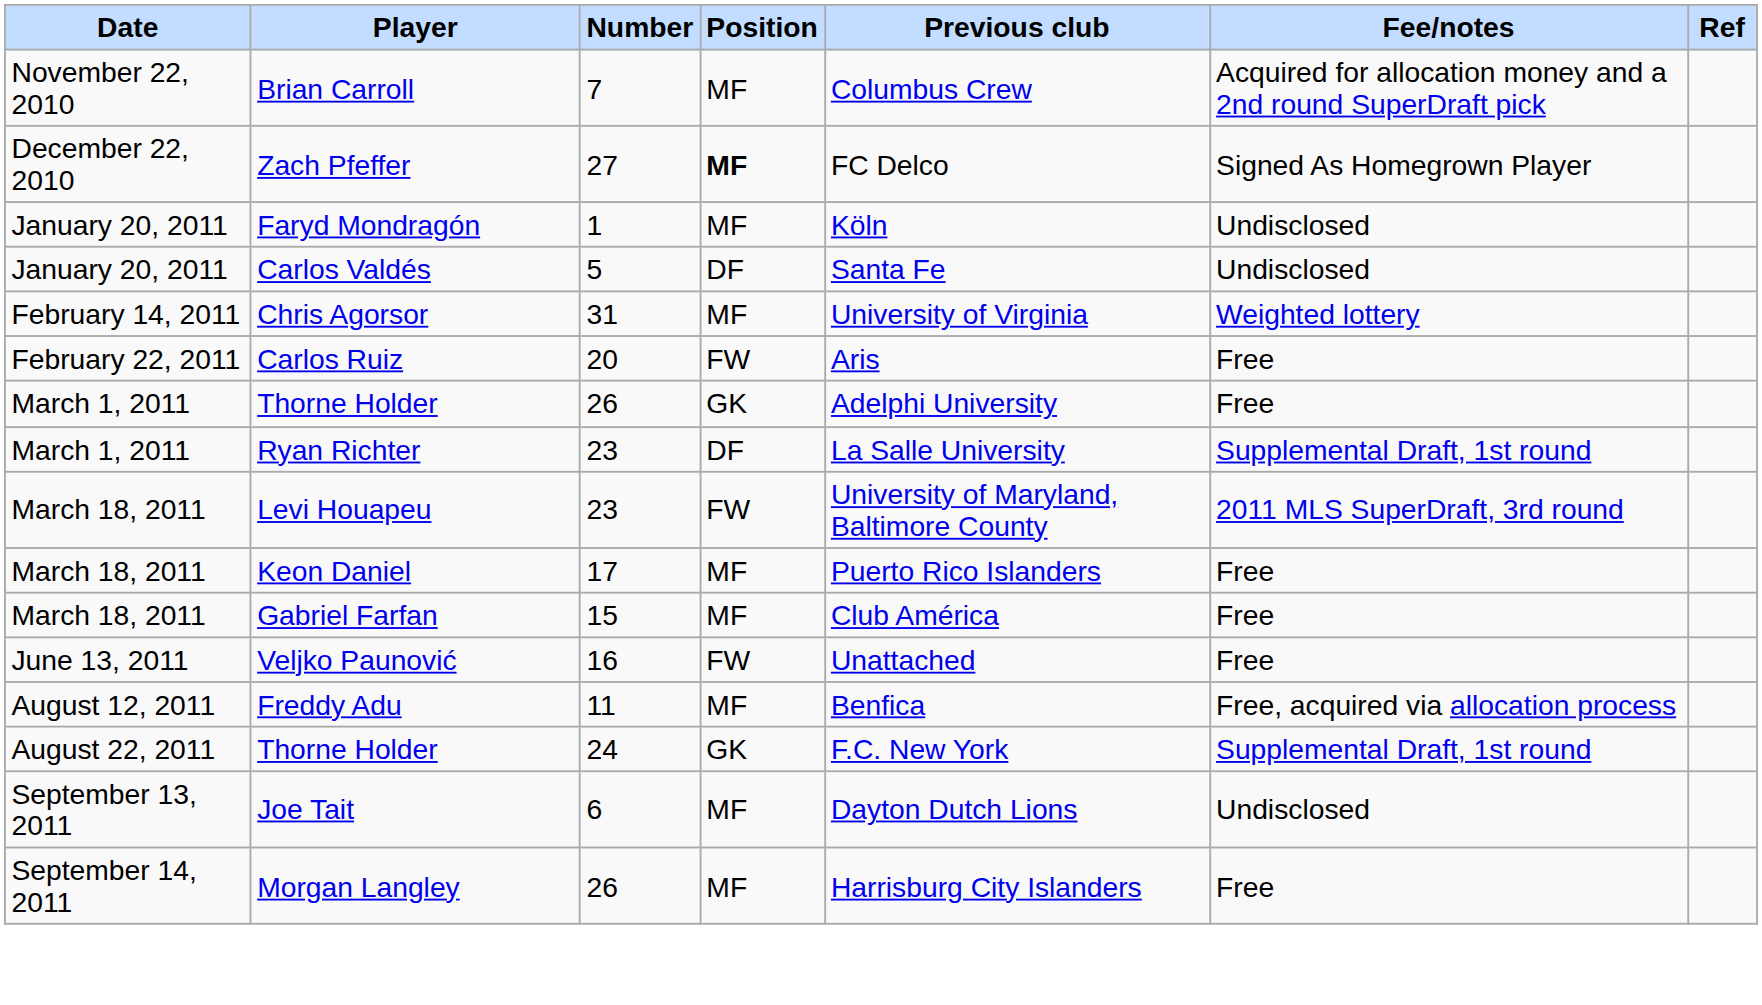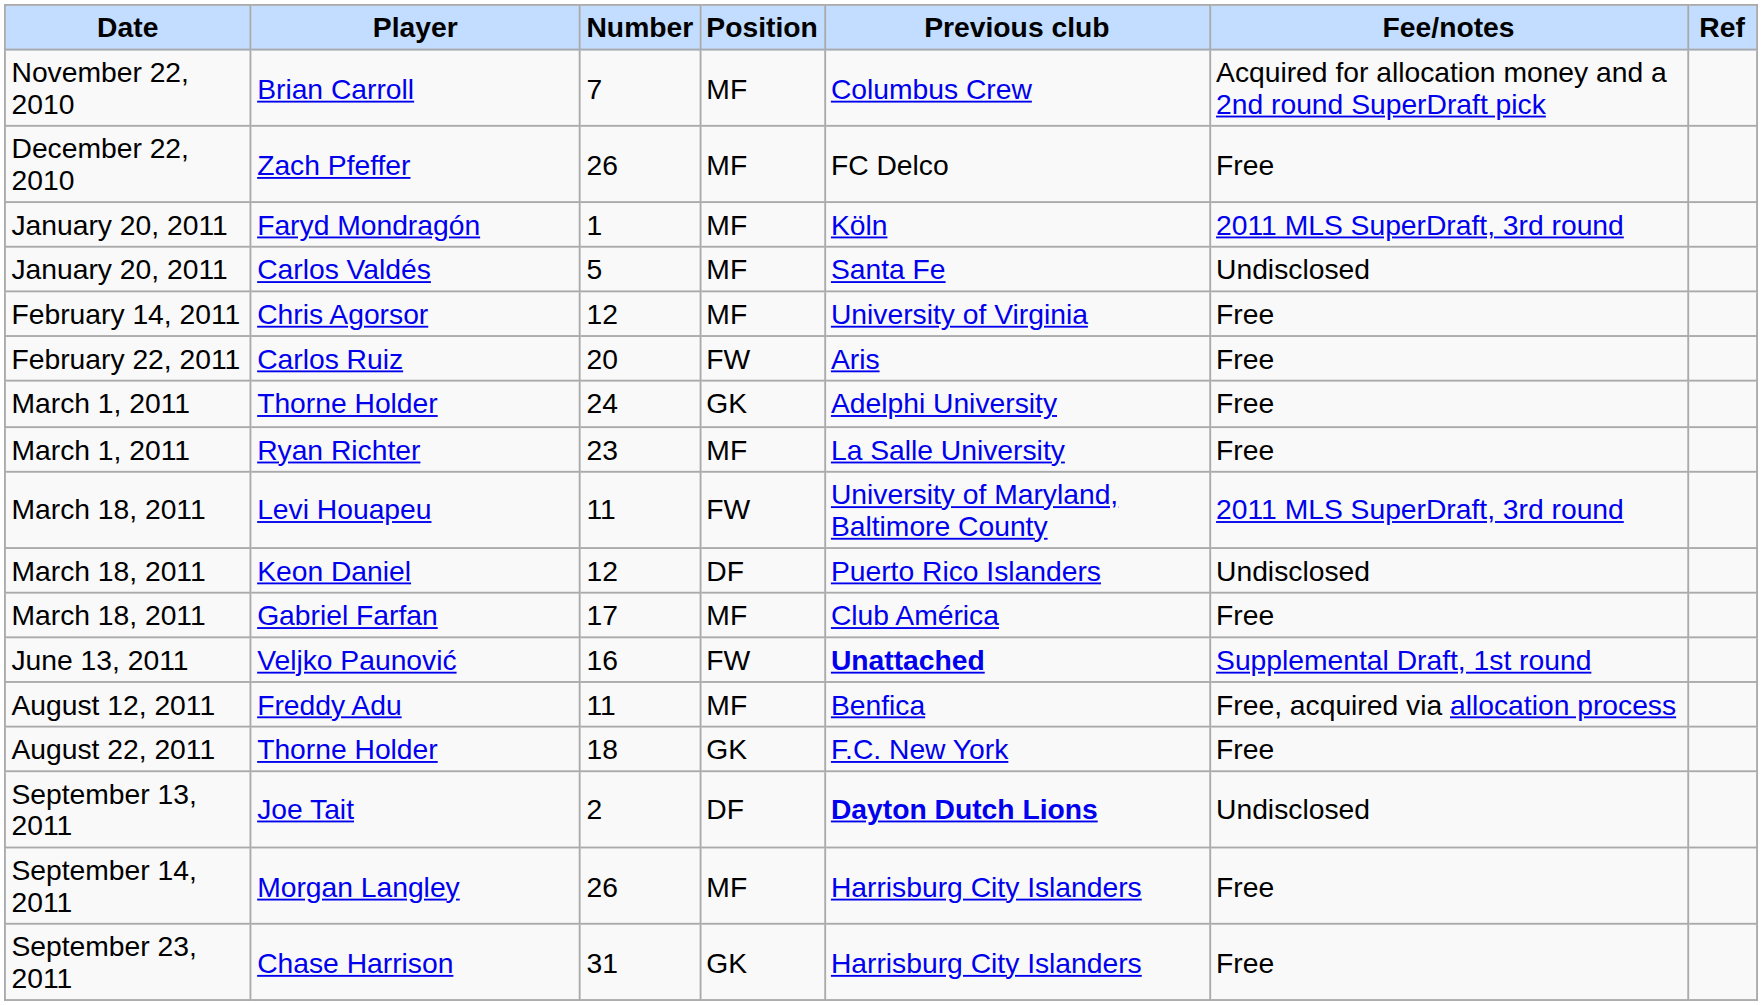(602, 164) 27 -> (602, 164) 26
(727, 164) bold -> (727, 164) normal
(1404, 164) Signed As Homegrown Player -> (1245, 164) Free
(1293, 225) Undisclosed -> (1420, 225) 2011 MLS SuperDraft, 3rd round
(725, 270) DF -> (727, 270) MF
(602, 315) 31 -> (602, 315) 12
(1318, 315) Weighted lottery -> (1245, 315) Free
(602, 404) 26 -> (602, 404) 24
(725, 449) DF -> (727, 449) MF
(1404, 449) Supplemental Draft, 1st round -> (1245, 449) Free
(602, 509) 23 -> (601, 509) 11
(602, 570) 17 -> (602, 570) 12
(727, 570) MF -> (725, 570) DF
(1245, 570) Free -> (1293, 570) Undisclosed
(602, 615) 15 -> (602, 615) 17
(903, 659) normal -> (908, 659) bold
(1245, 659) Free -> (1404, 659) Supplemental Draft, 1st round
(602, 749) 24 -> (602, 749) 18
(1404, 749) Supplemental Draft, 1st round -> (1245, 749) Free
(594, 810) 6 -> (594, 810) 2
(727, 810) MF -> (725, 810) DF
(954, 810) normal -> (964, 810) bold
+ row: (104, 962)
